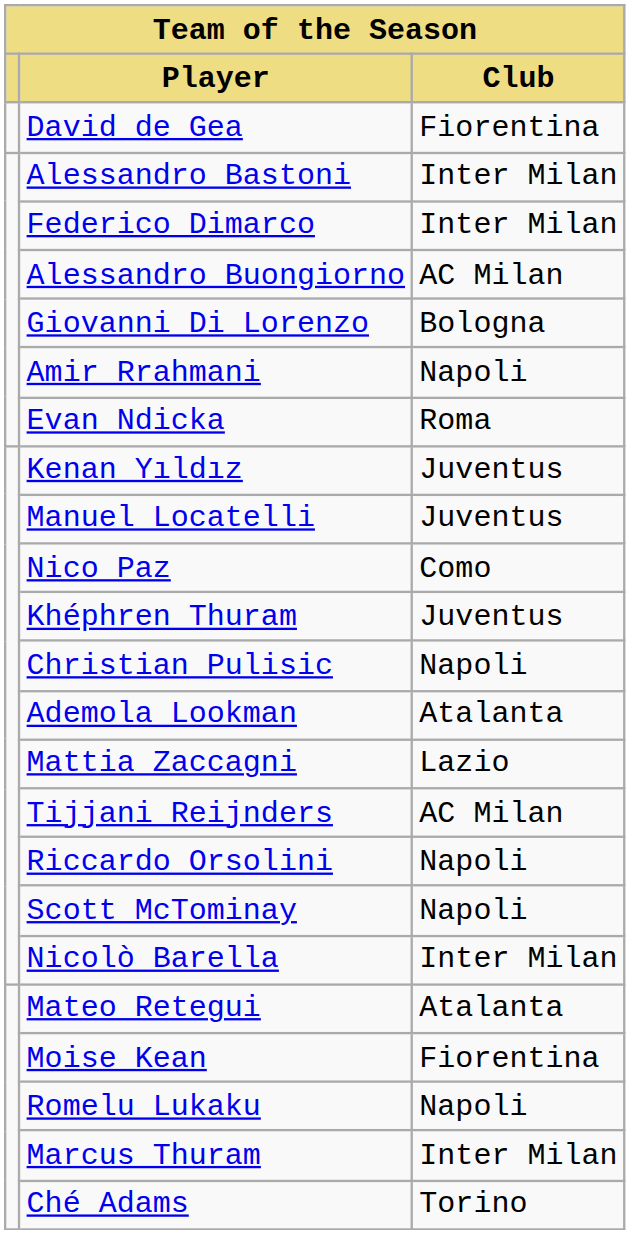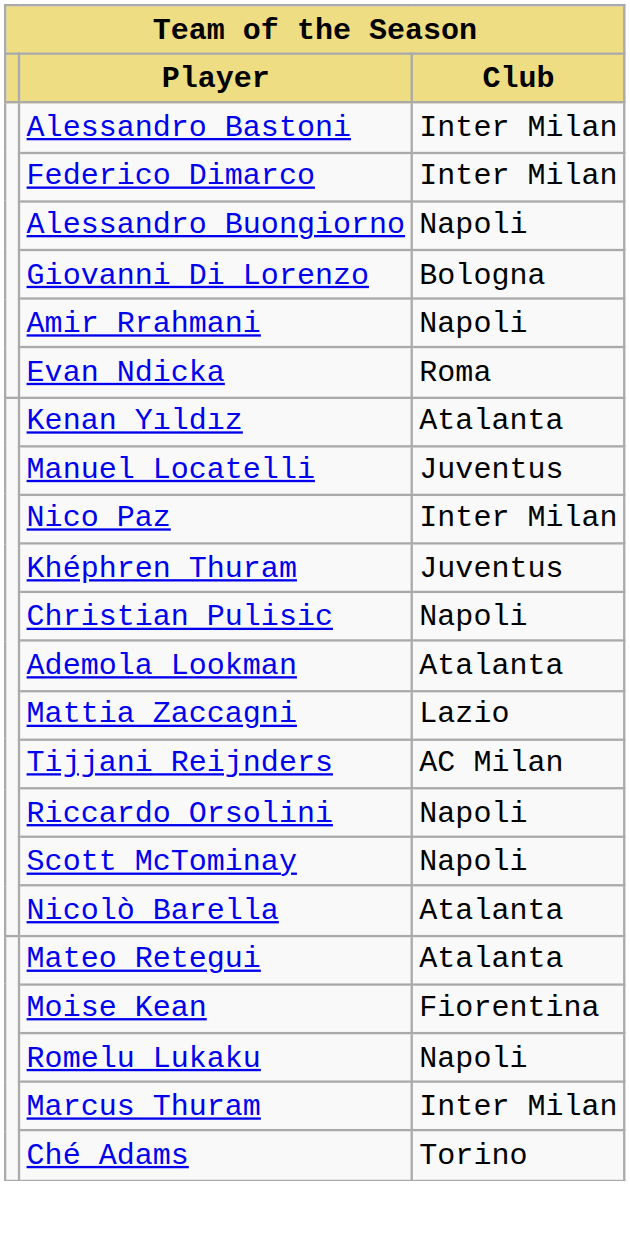- row: (135, 128)
(491, 274) AC Milan -> (473, 225) Napoli
(491, 470) Juventus -> (491, 421) Atalanta
(455, 568) Como -> (518, 519) Inter Milan
(518, 960) Inter Milan -> (491, 911) Atalanta
